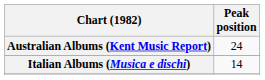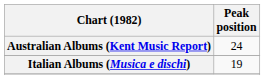(237, 64) 14 -> (237, 64) 19
